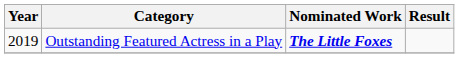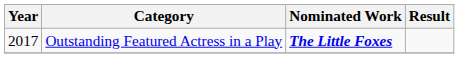(23, 40) 2019 -> (23, 40) 2017
